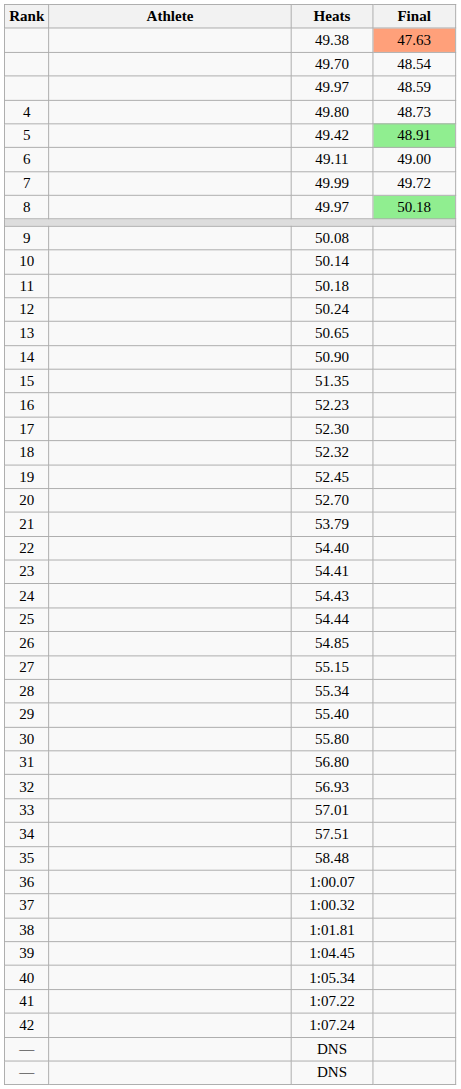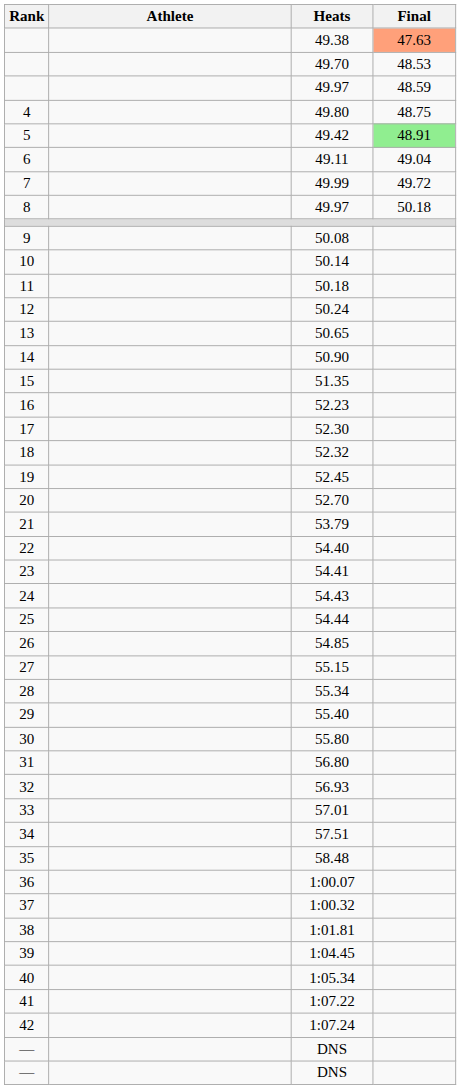(414, 64) 48.54 -> (414, 64) 48.53
(414, 111) 48.73 -> (414, 111) 48.75
(414, 159) 49.00 -> (414, 159) 49.04
(414, 207) lightgreen background -> (414, 207) no background
